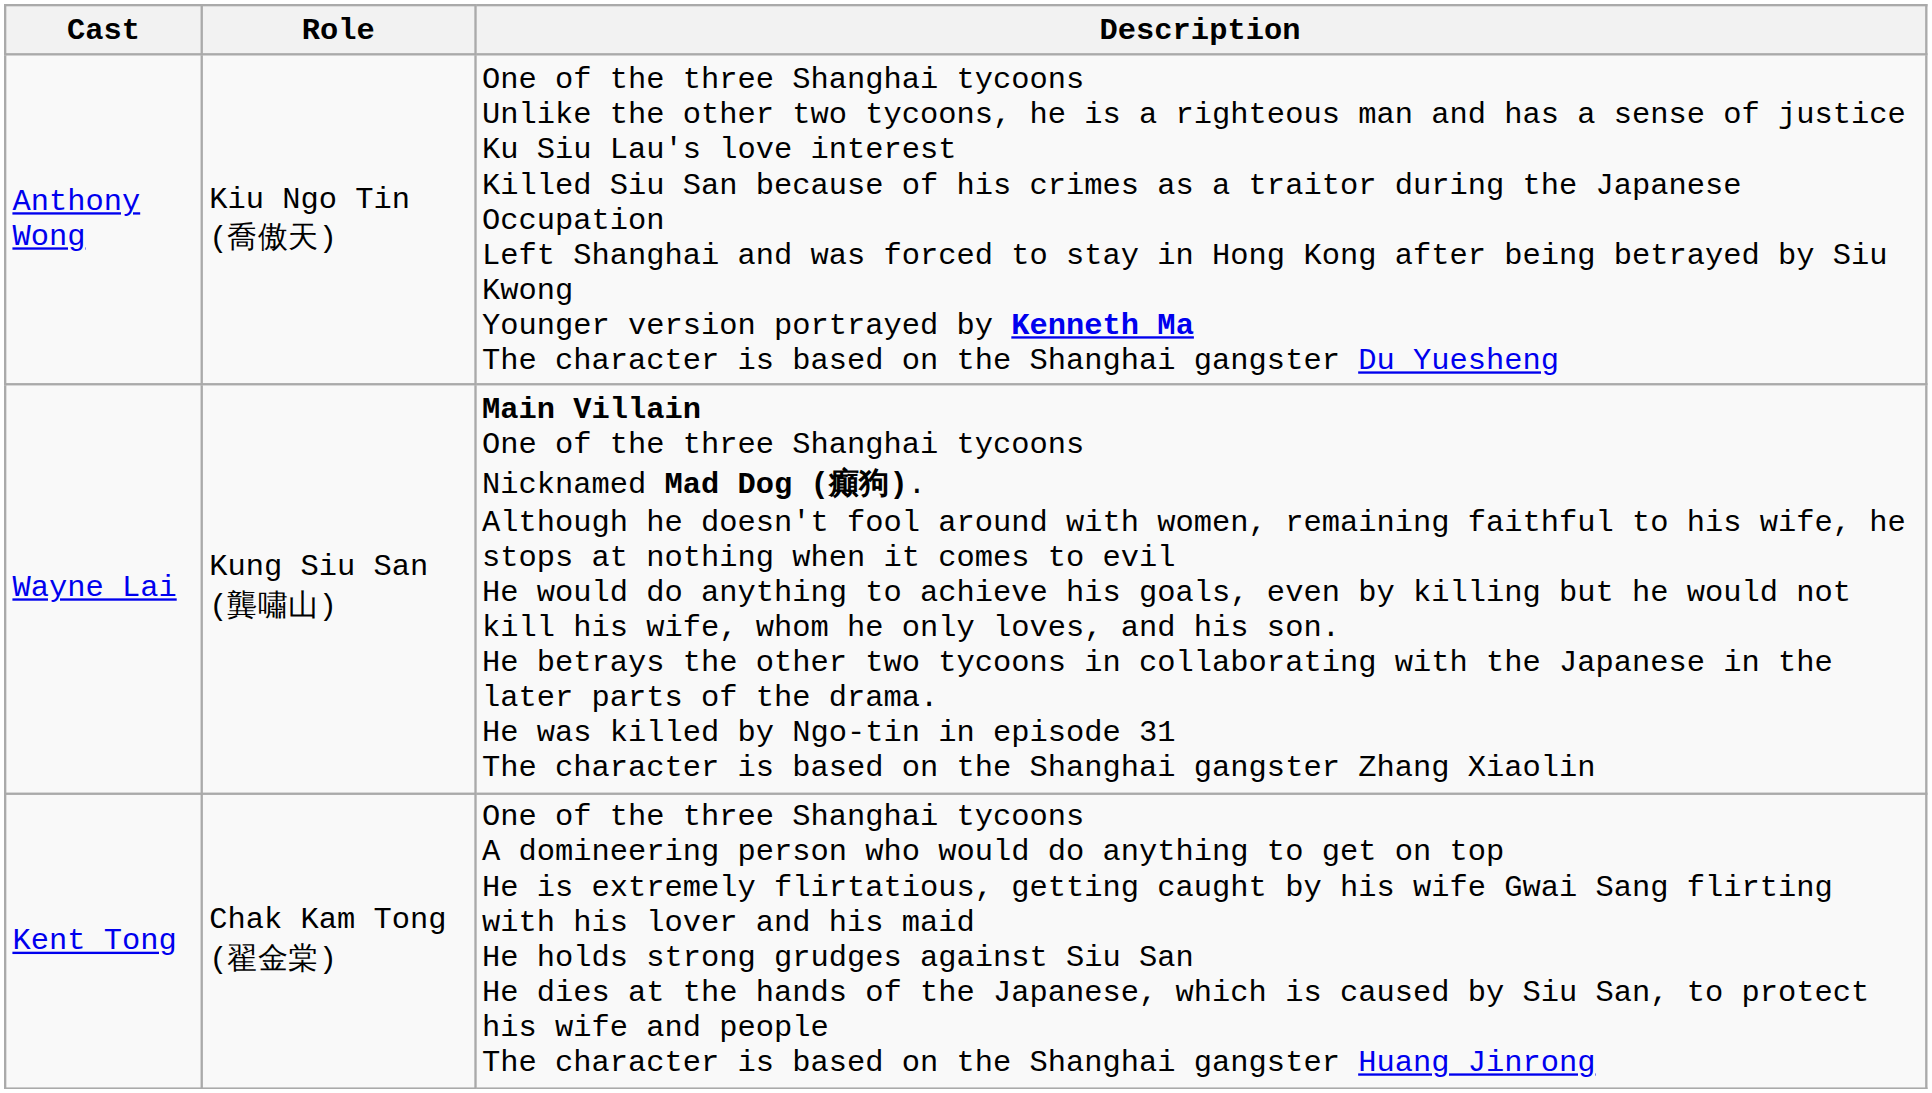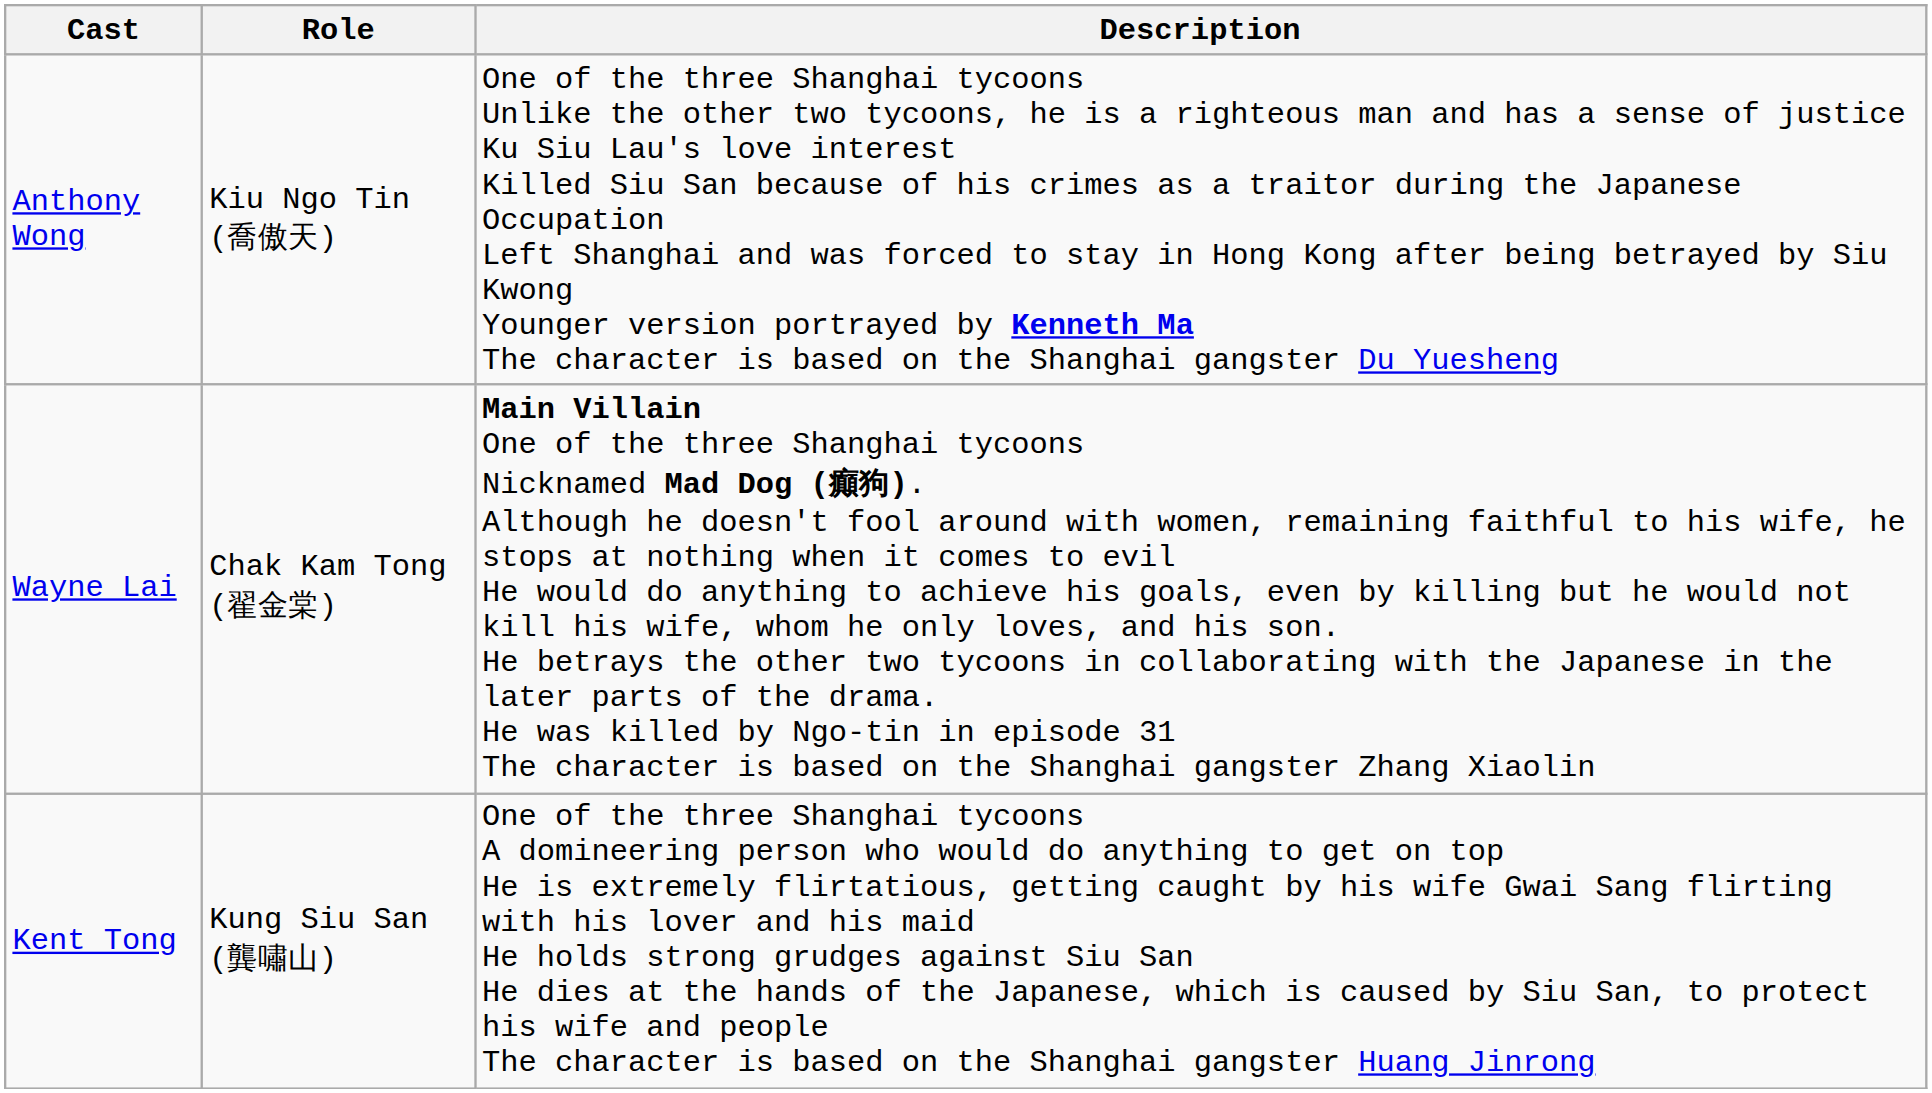(319, 588) Kung Siu San (龔嘯山) -> (328, 588) Chak Kam Tong (翟金棠)
(328, 939) Chak Kam Tong (翟金棠) -> (319, 939) Kung Siu San (龔嘯山)
